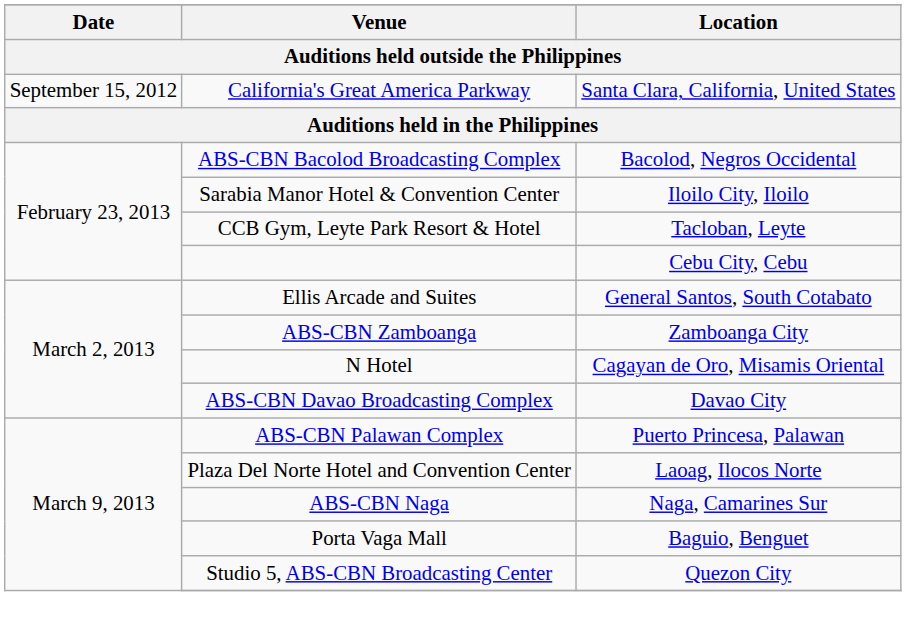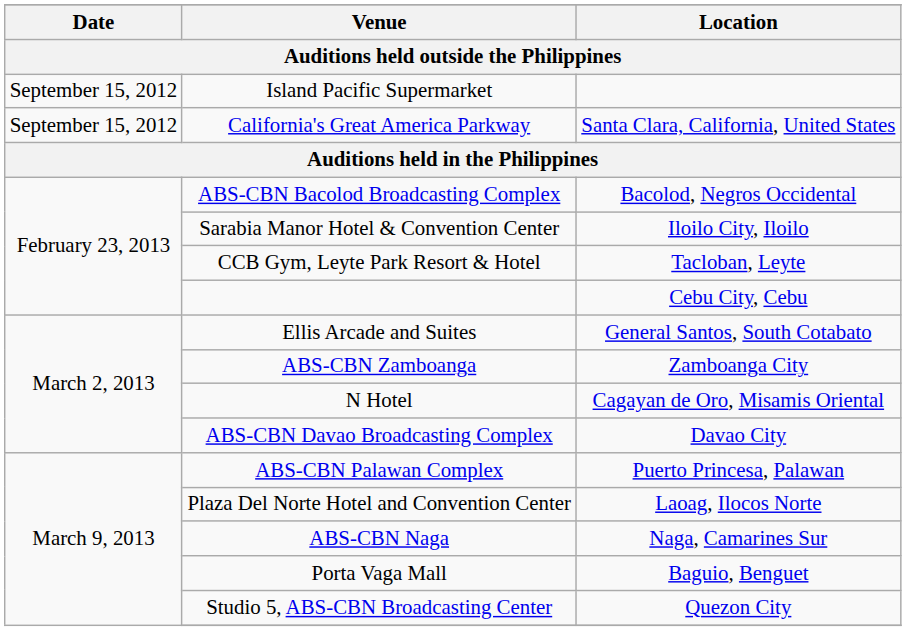+ row: (379, 90)
